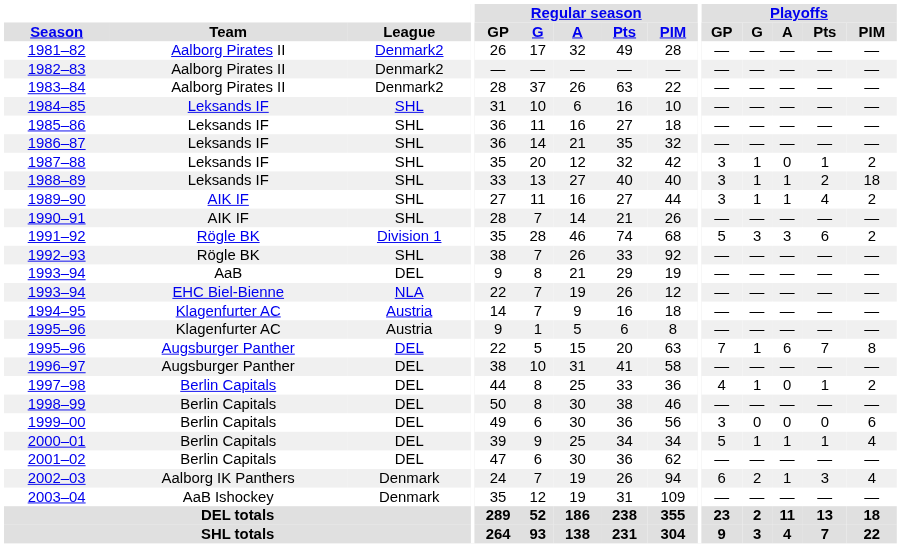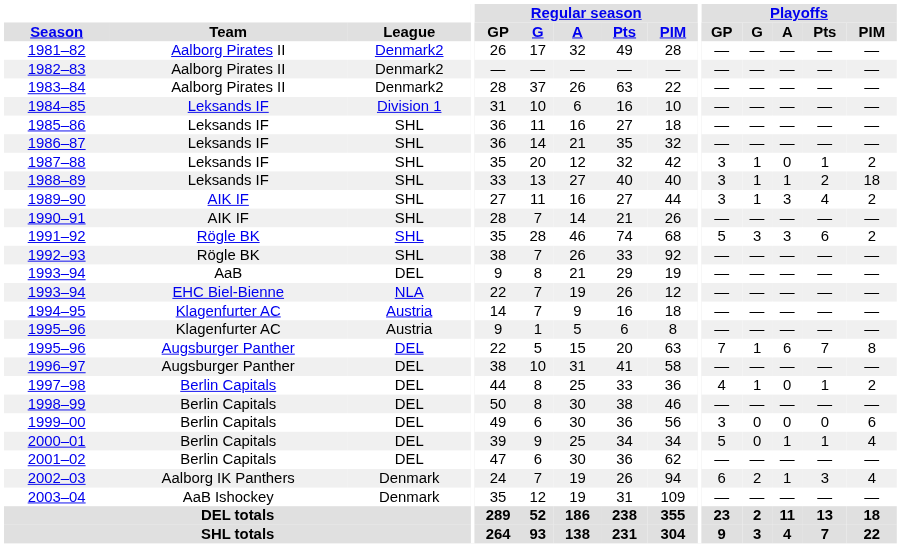(409, 106) SHL -> (409, 106) Division 1
(787, 199) 1 -> (787, 199) 3
(409, 236) Division 1 -> (409, 236) SHL
(757, 441) 1 -> (757, 441) 0
